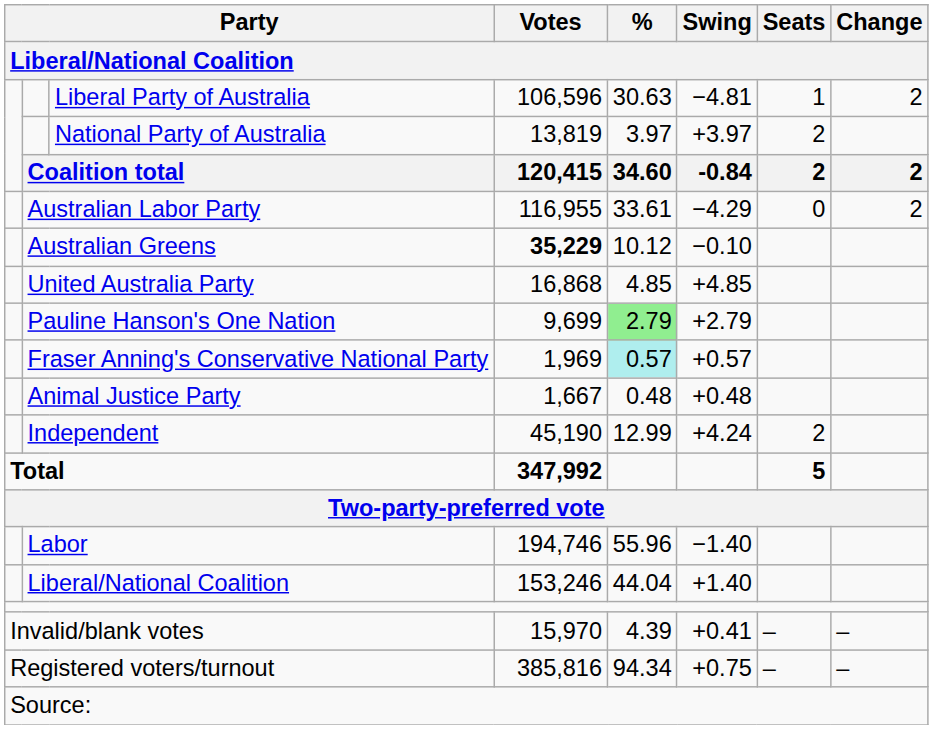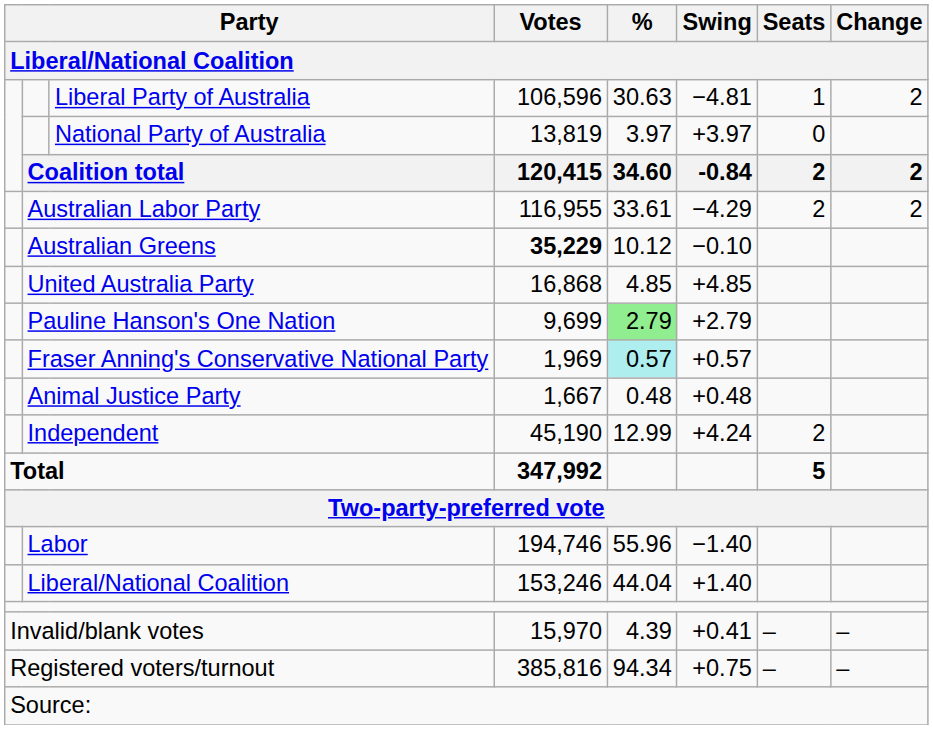(819, 135) 2 -> (819, 135) 0
(819, 209) 0 -> (819, 209) 2
